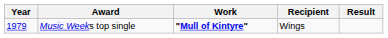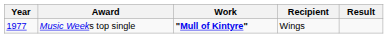(17, 26) 1979 -> (17, 26) 1977
